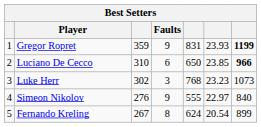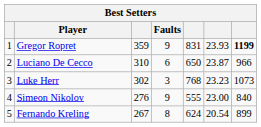(217, 63) 23.85 -> (217, 63) 23.87
(244, 63) bold -> (244, 63) normal
(217, 97) 22.97 -> (217, 97) 23.00
